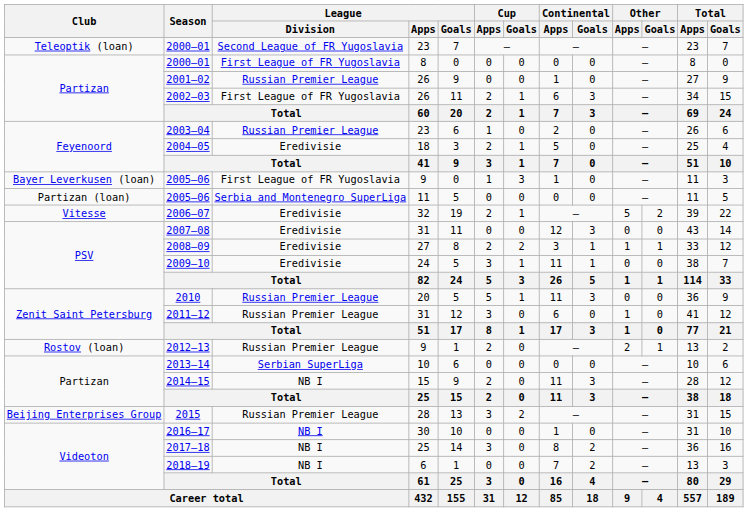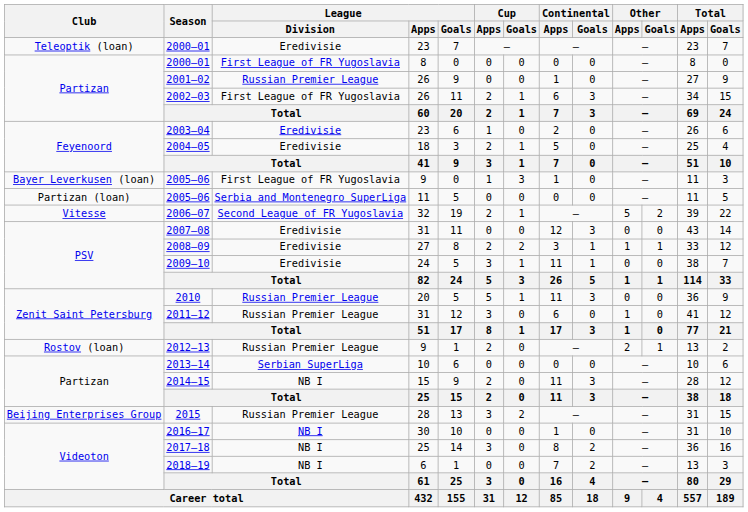(310, 46) Second League of FR Yugoslavia -> (310, 46) Eredivisie
(310, 130) Russian Premier League -> (310, 130) Eredivisie
(310, 214) Eredivisie -> (310, 214) Second League of FR Yugoslavia
